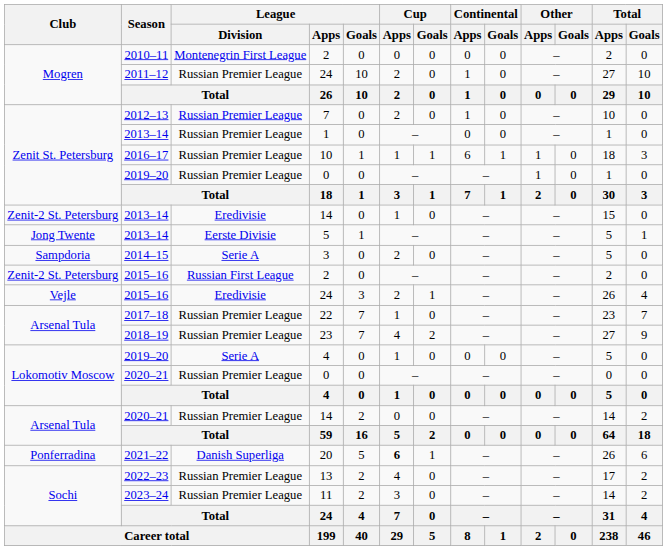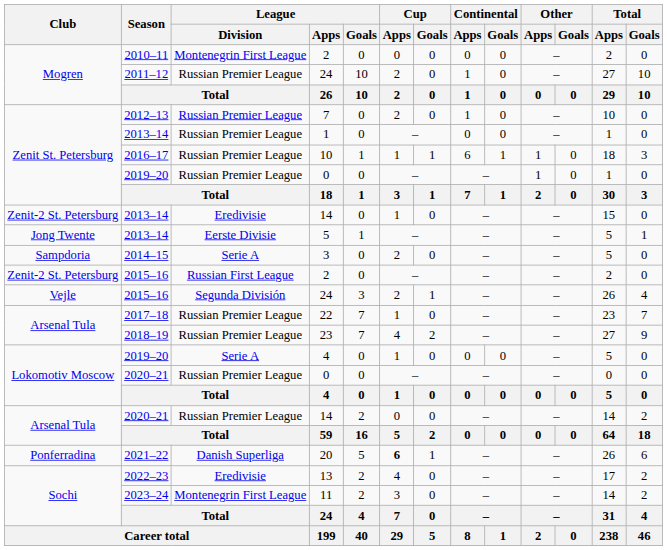(240, 295) Eredivisie -> (240, 295) Segunda División
(240, 475) Russian Premier League -> (240, 475) Eredivisie
(240, 495) Russian Premier League -> (240, 495) Montenegrin First League
